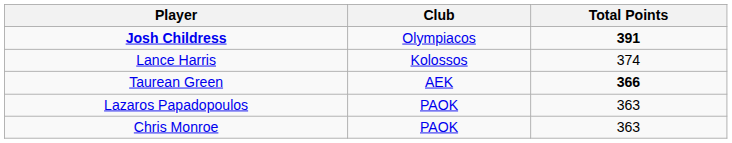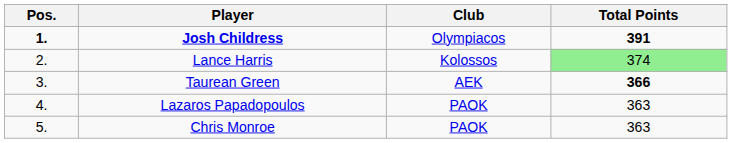+ column: (42, 15)
(628, 60) no background -> (639, 60) lightgreen background
